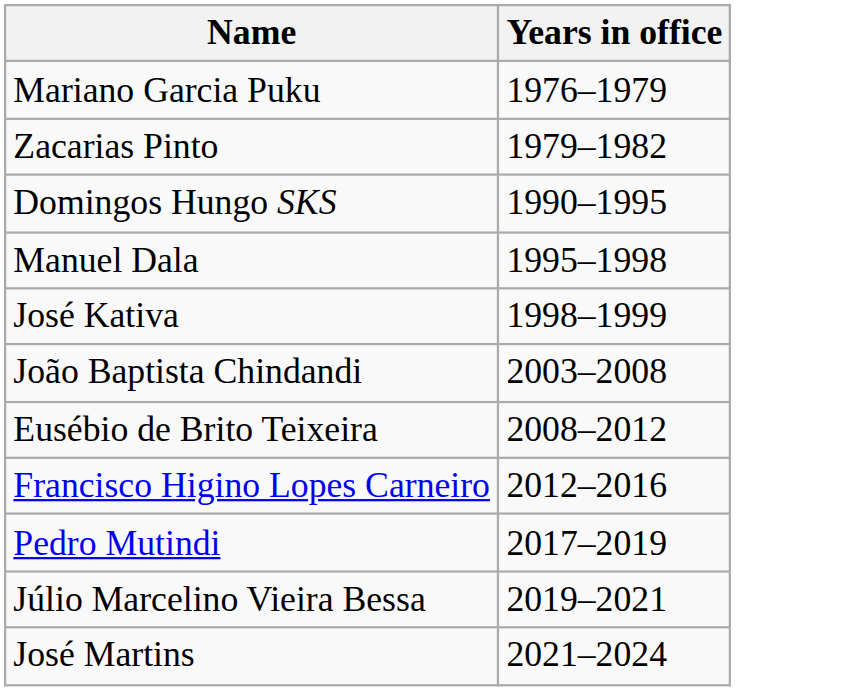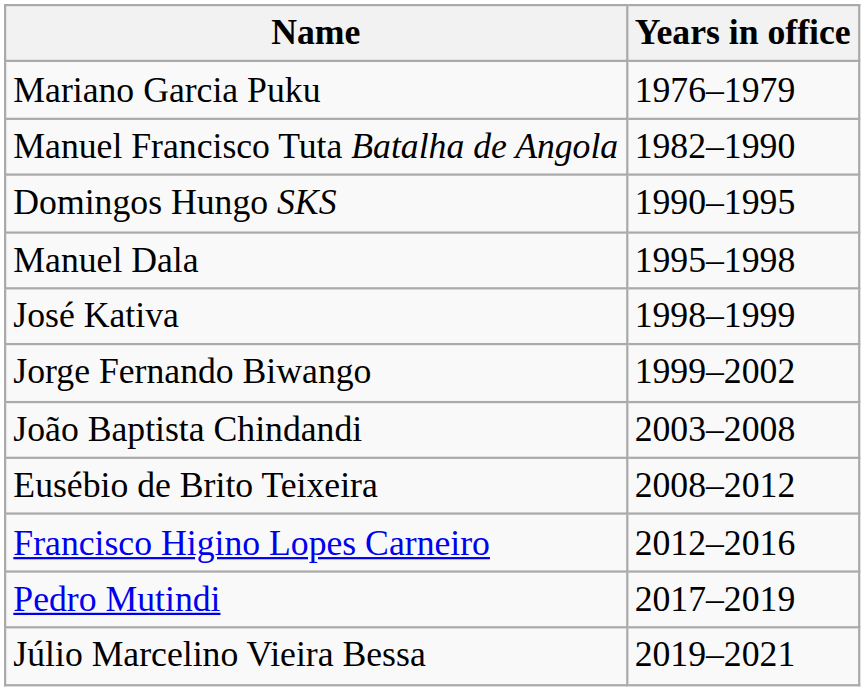- row: (116, 145)
+ row: (316, 145)
+ row: (192, 372)
- row: (104, 655)
